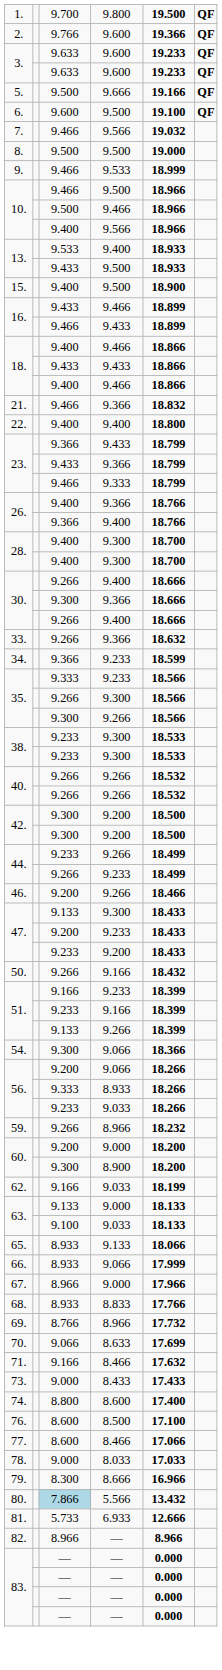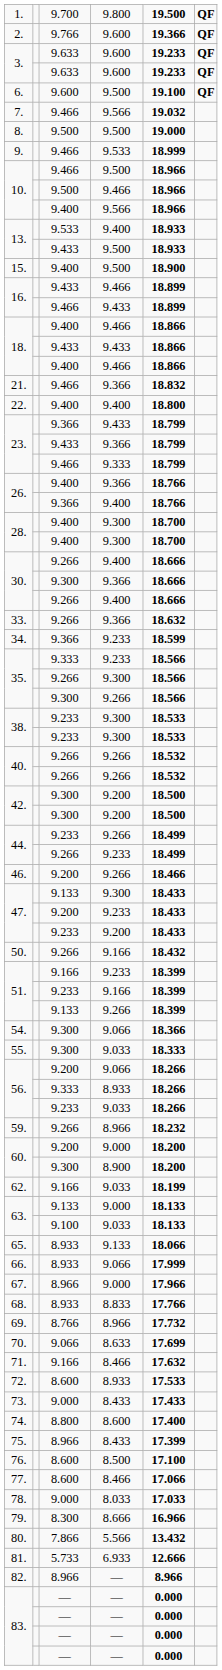- row: (19, 92)
+ row: (19, 1049)
+ row: (19, 1381)
+ row: (19, 1440)
(65, 1499) lightblue background -> (65, 1538) no background
